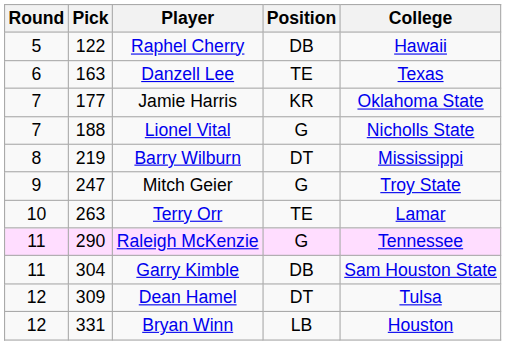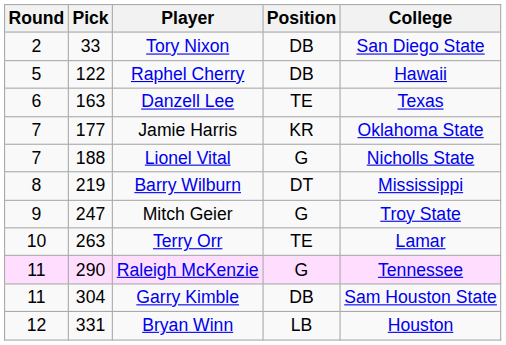+ row: (188, 46)
- row: (188, 297)
